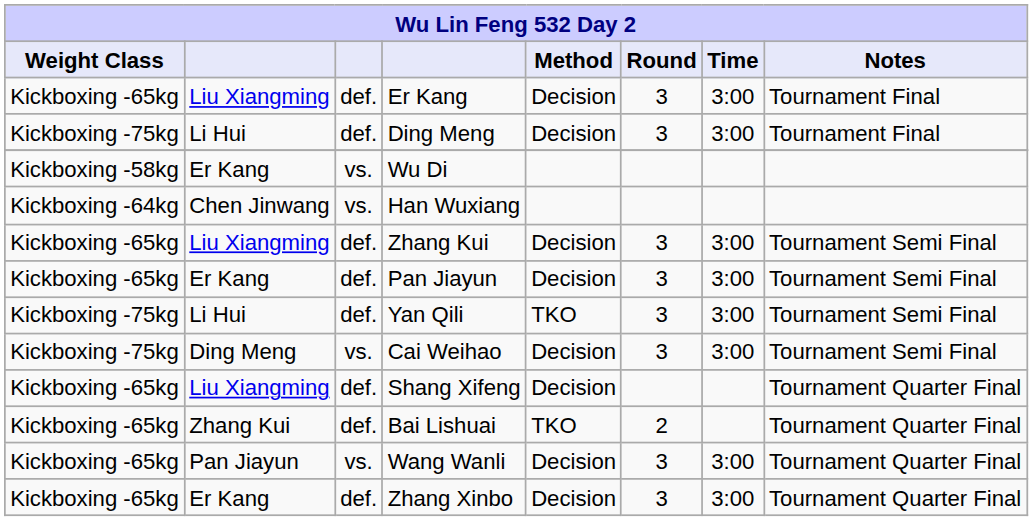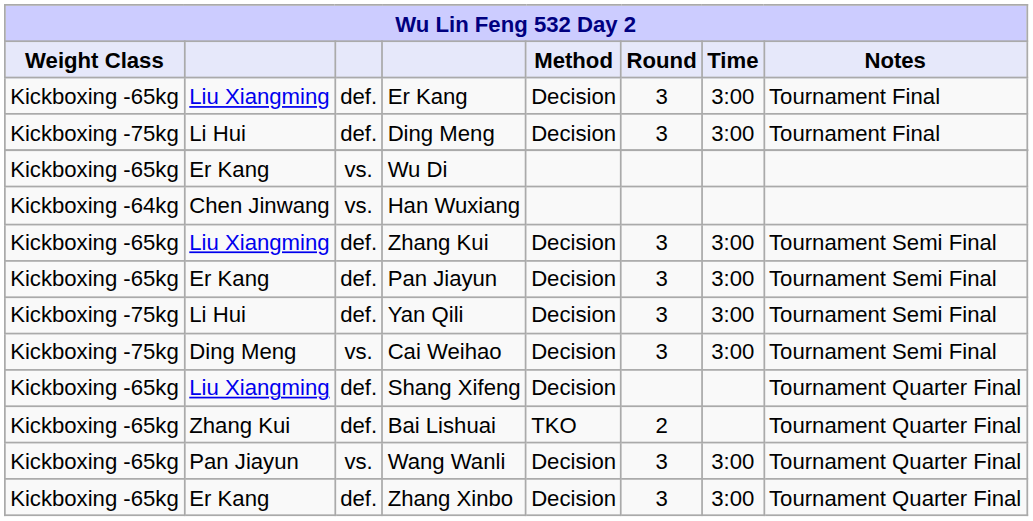(94, 169) Kickboxing -58kg -> (94, 169) Kickboxing -65kg
(554, 315) TKO -> (574, 315) Decision
